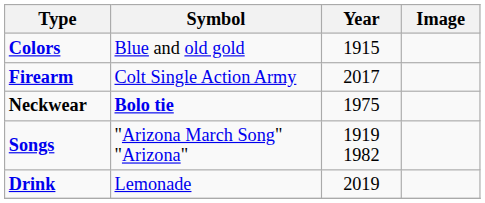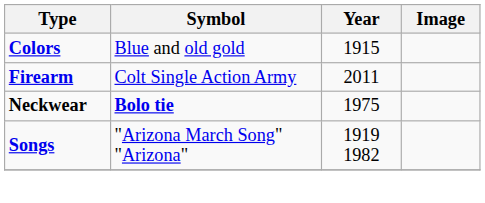(361, 76) 2017 -> (361, 76) 2011
- row: (32, 184)
